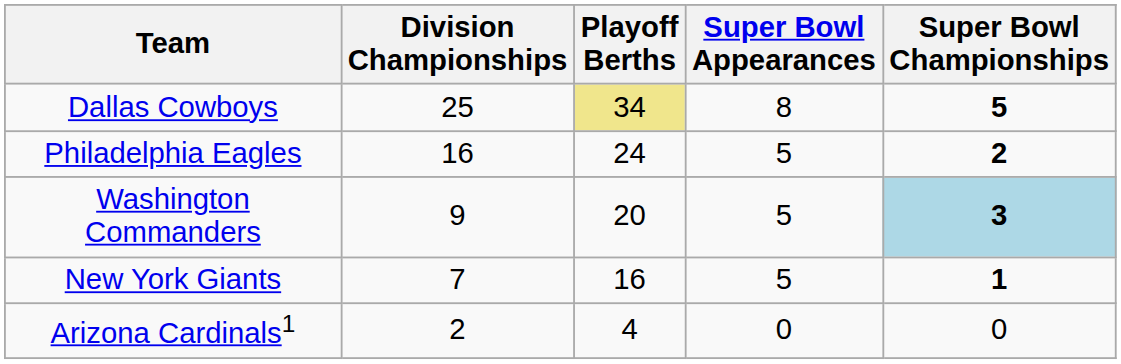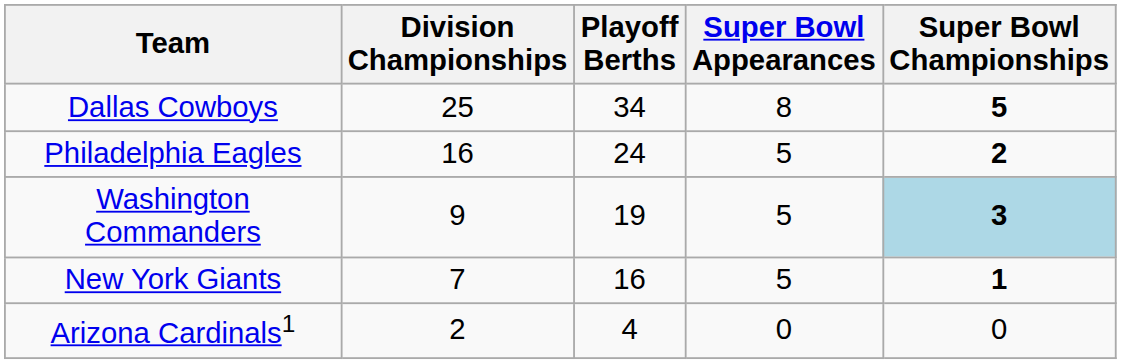(630, 107) khaki background -> (630, 107) no background
(630, 216) 20 -> (630, 216) 19
